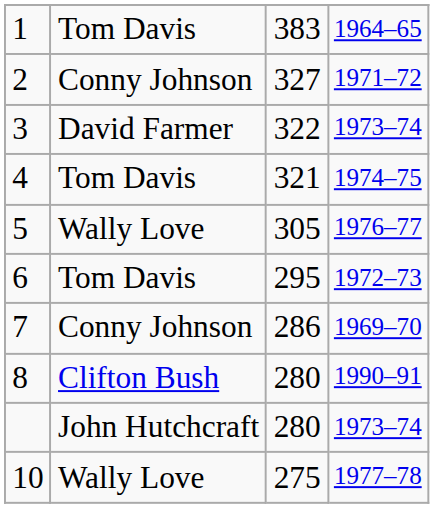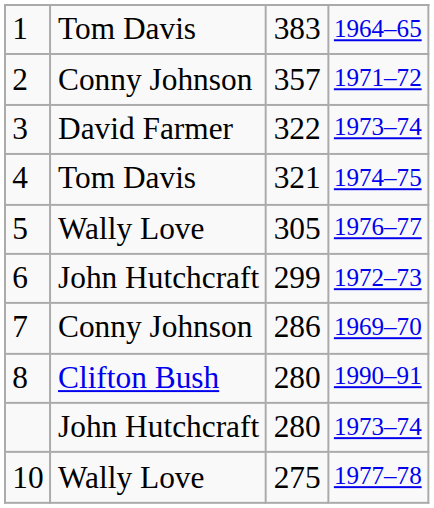(297, 79) 327 -> (297, 79) 357
(127, 278) Tom Davis -> (159, 278) John Hutchcraft
(297, 278) 295 -> (297, 278) 299
